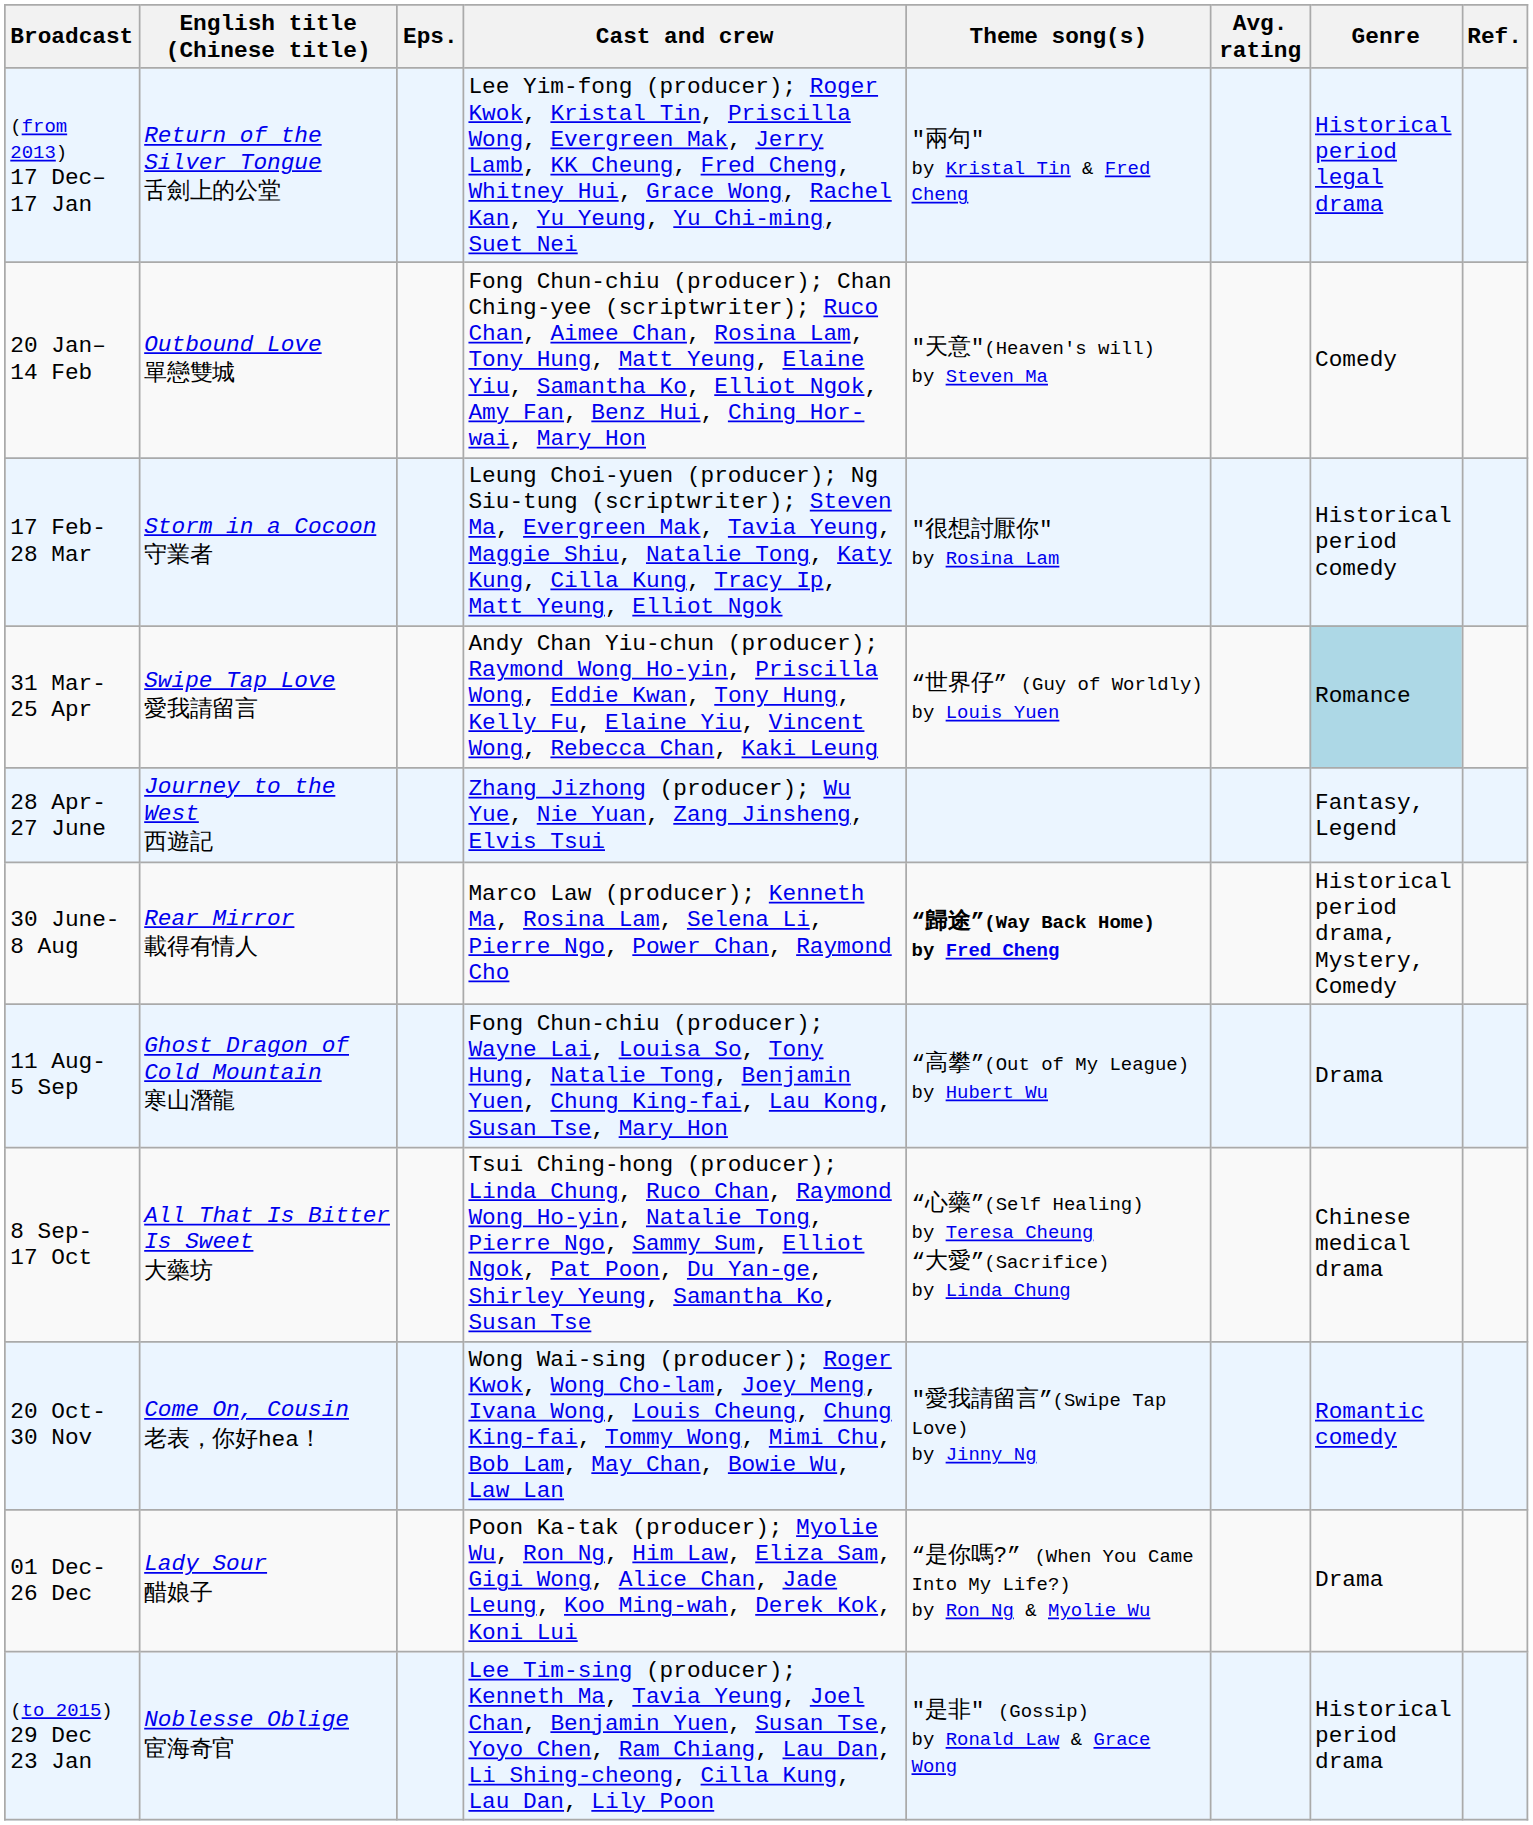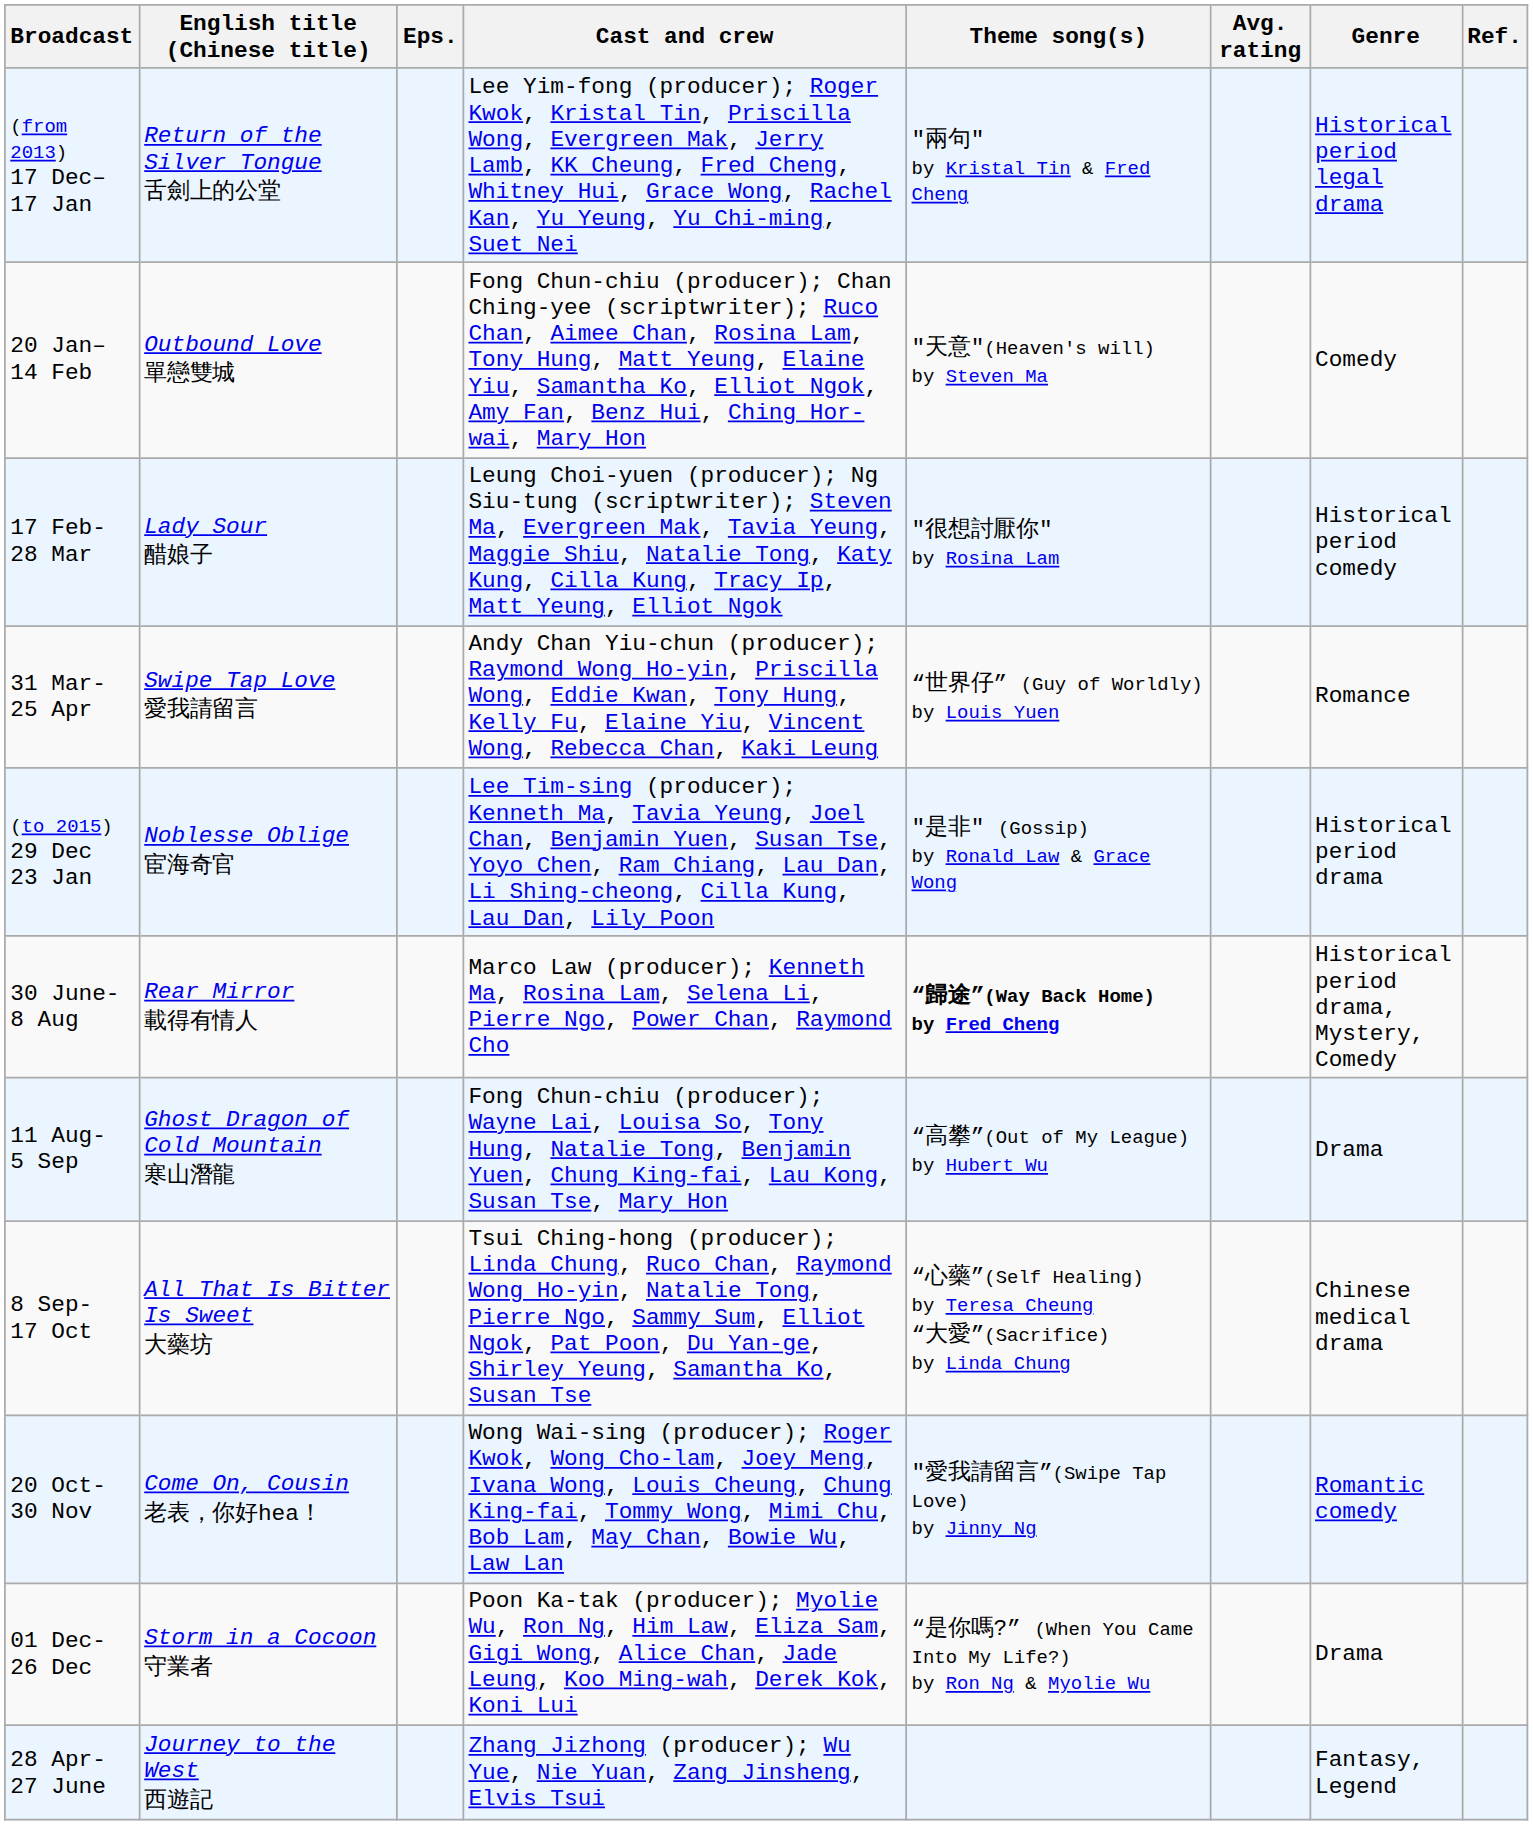(260, 541) Storm in a Cocoon 守業者 -> (206, 541) Lady Sour 醋娘子
(1363, 697) lightblue background -> (1363, 697) no background
rows swapped: (58, 815) <-> (61, 1738)
(206, 1580) Lady Sour 醋娘子 -> (260, 1653) Storm in a Cocoon 守業者
